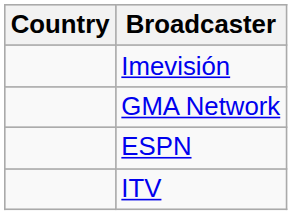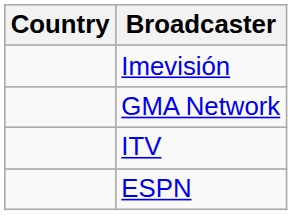rows swapped: (141, 188) <-> (156, 147)
